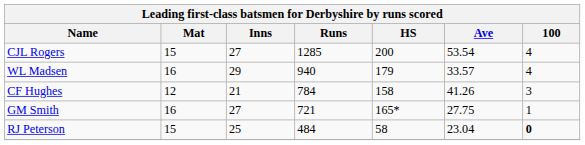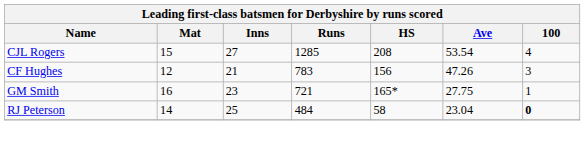(384, 52) 200 -> (383, 52) 208
- row: (37, 71)
(306, 91) 784 -> (304, 71) 783
(384, 91) 158 -> (383, 71) 156
(461, 91) 41.26 -> (459, 71) 47.26
(235, 110) 27 -> (232, 91) 23
(170, 129) 15 -> (166, 110) 14
